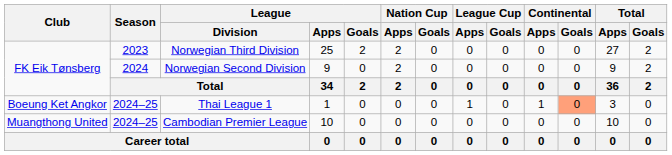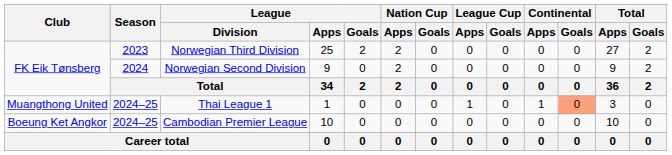(57, 104) Boeung Ket Angkor -> (57, 104) Muangthong United
(57, 123) Muangthong United -> (57, 123) Boeung Ket Angkor
